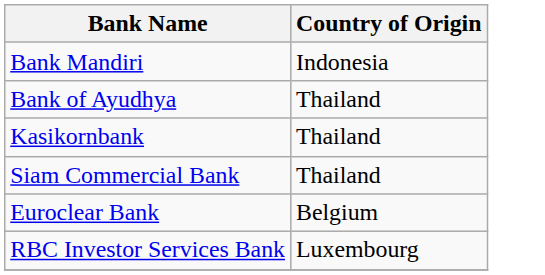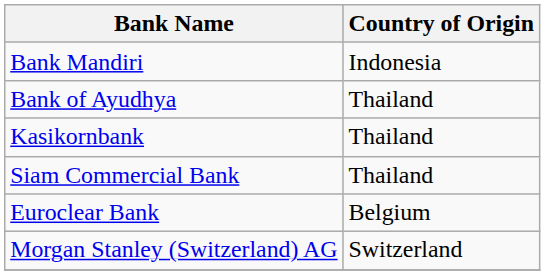- row: (148, 250)
+ row: (174, 250)
